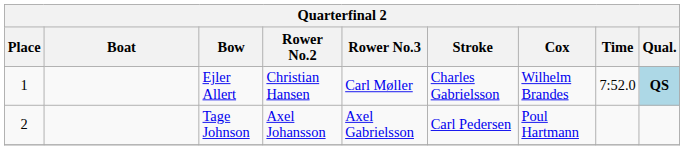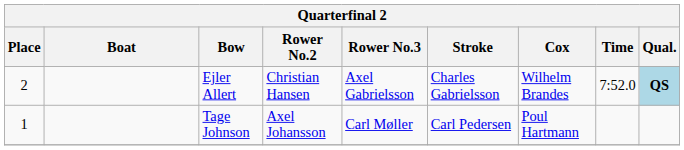(24, 85) 1 -> (24, 85) 2
(379, 85) Carl Møller -> (380, 85) Axel Gabrielsson
(24, 124) 2 -> (24, 124) 1
(380, 124) Axel Gabrielsson -> (379, 124) Carl Møller
